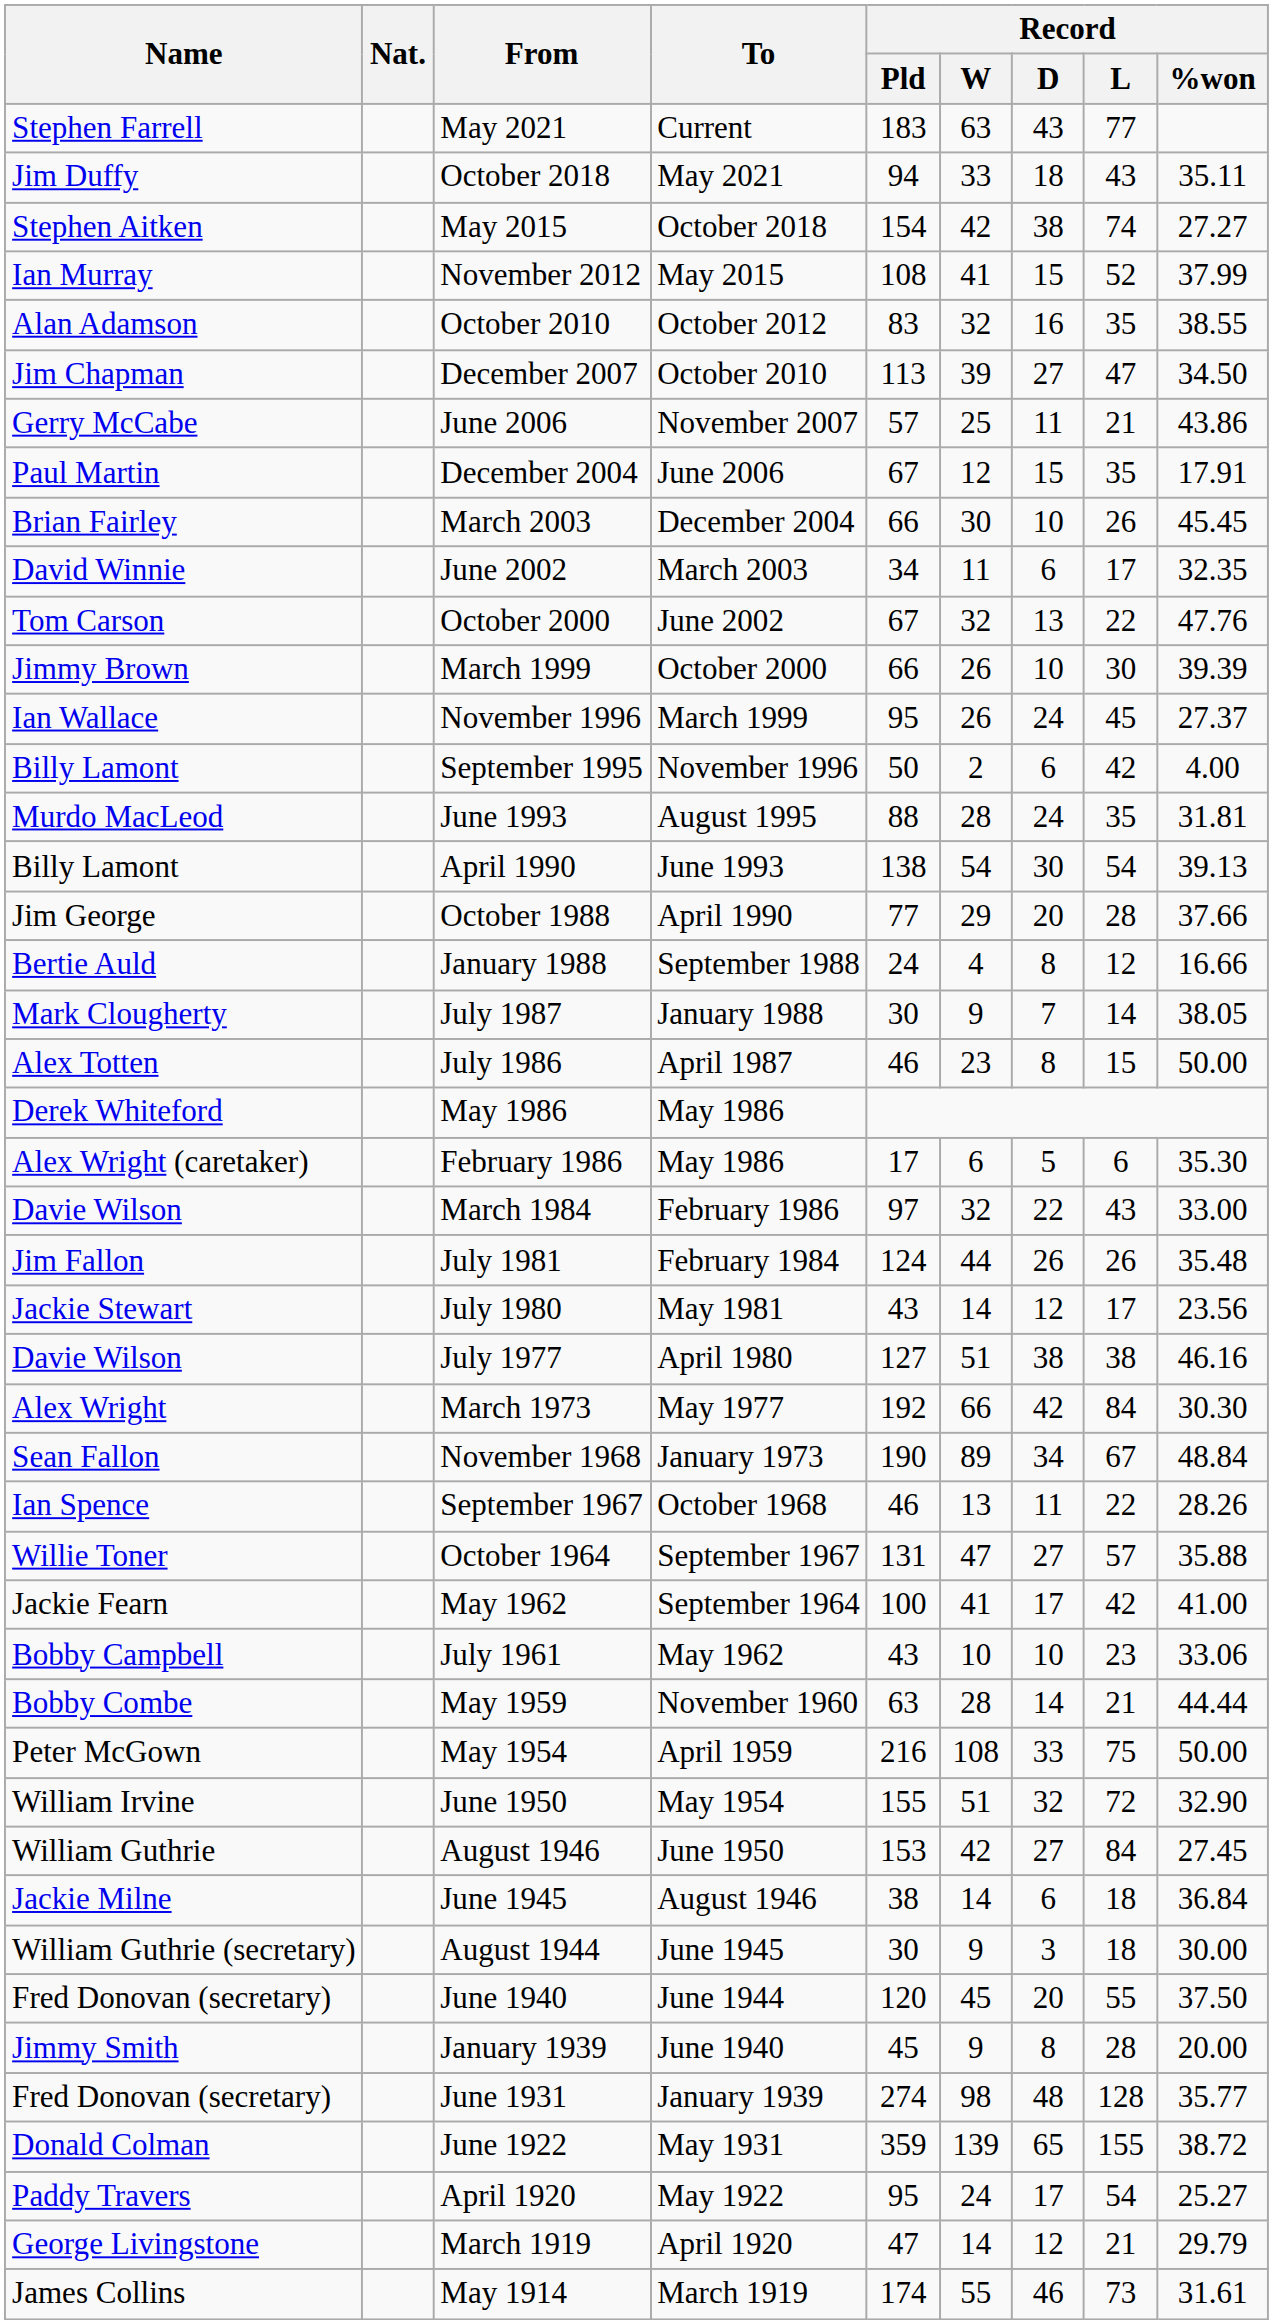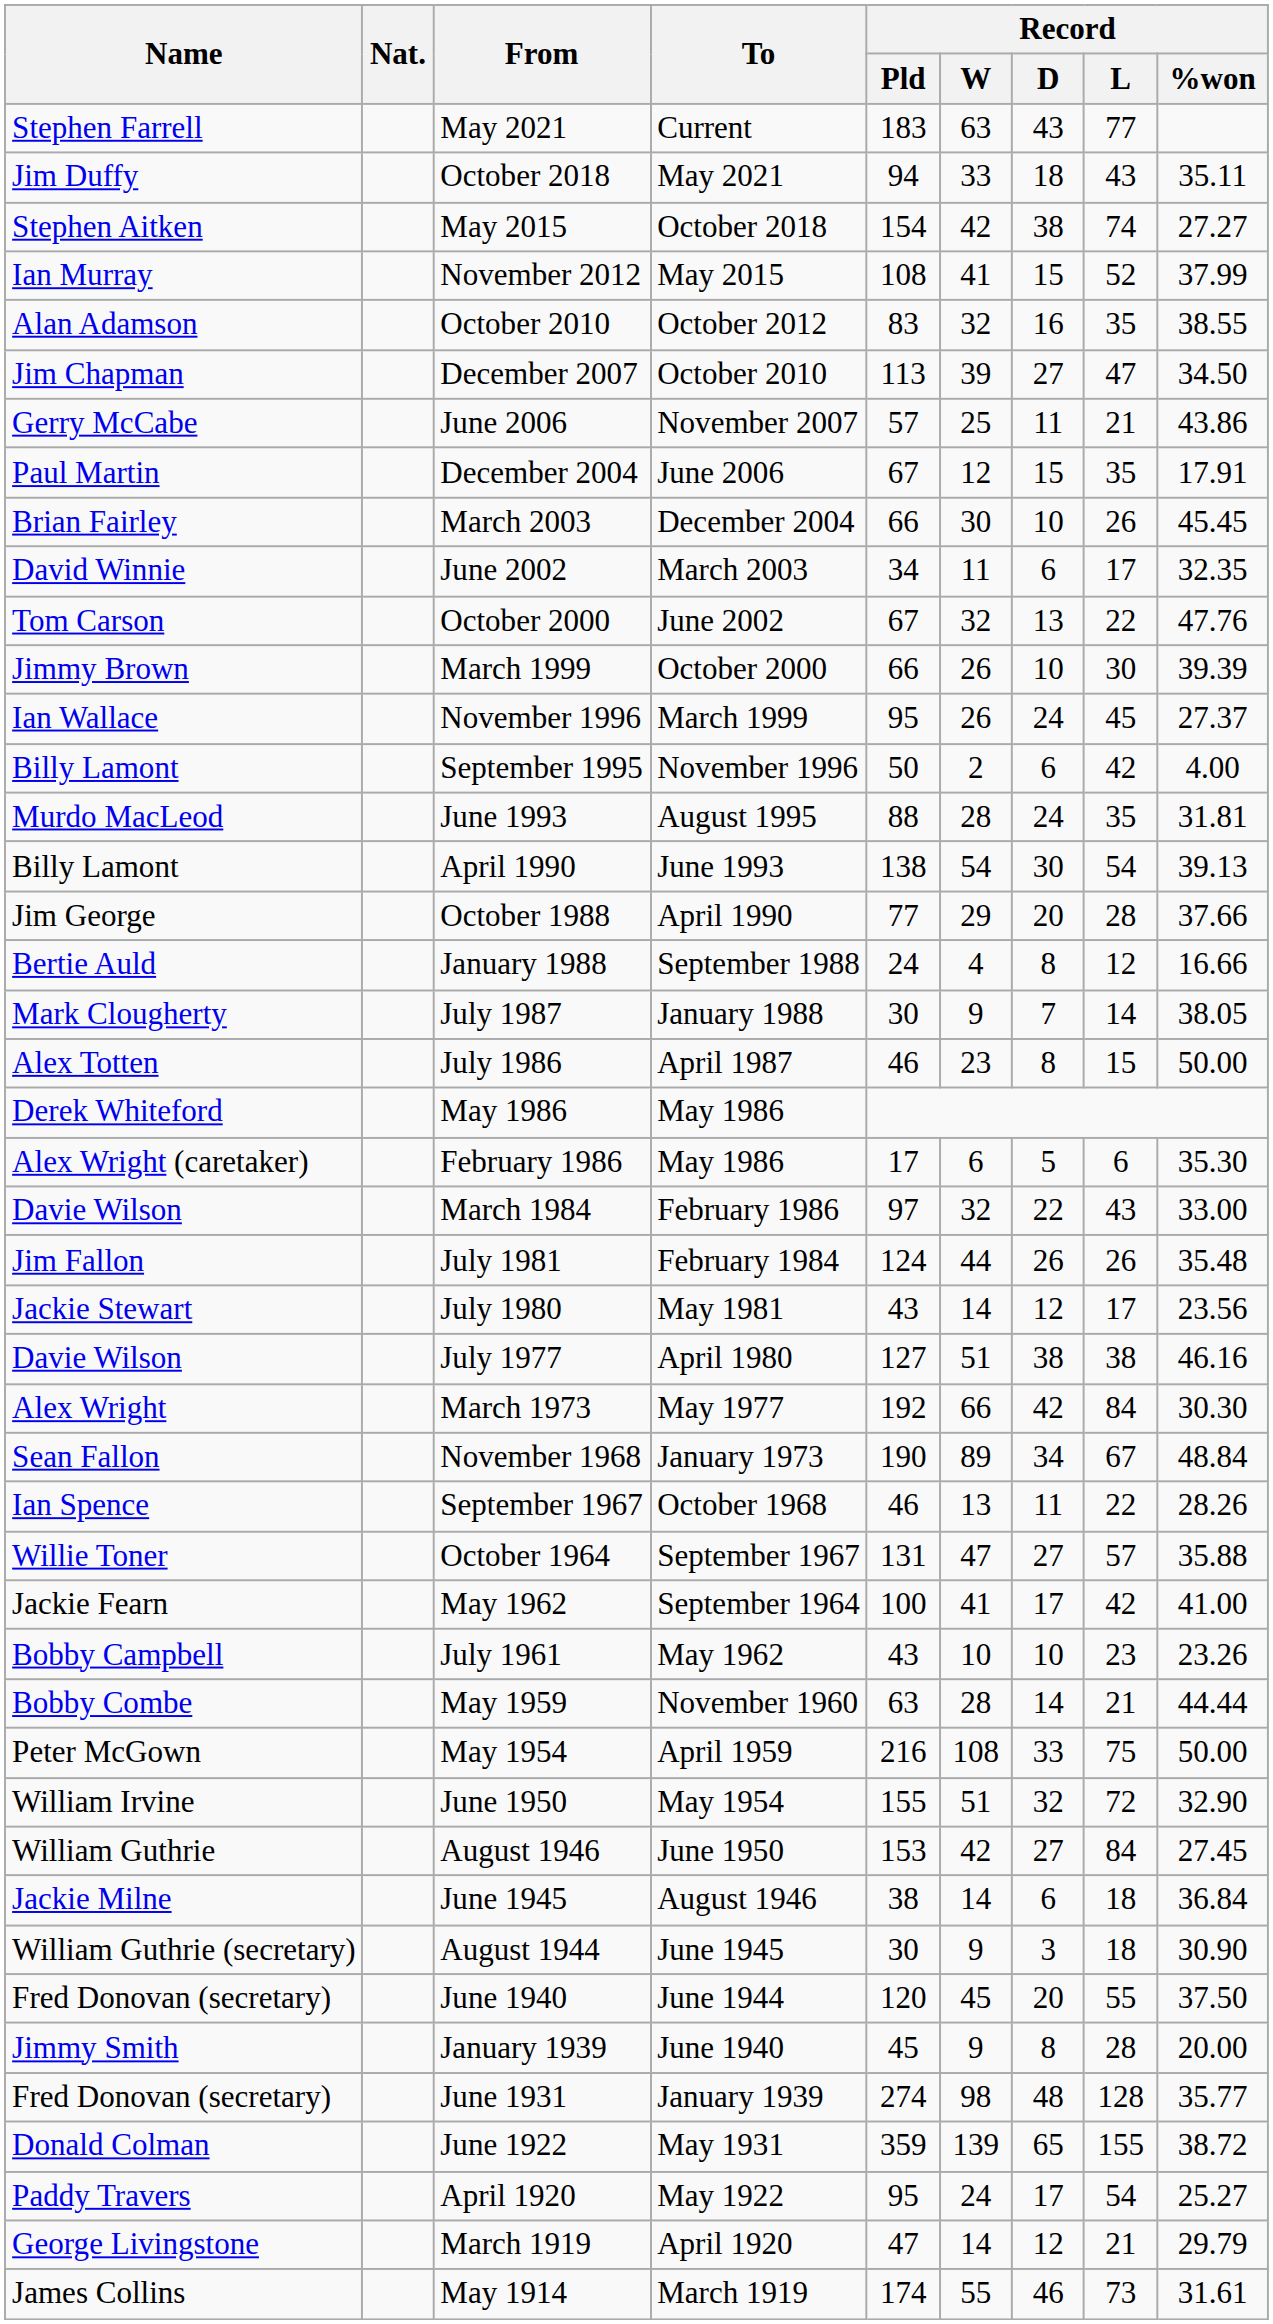(1213, 1653) 33.06 -> (1213, 1653) 23.26
(1213, 1948) 30.00 -> (1213, 1948) 30.90
